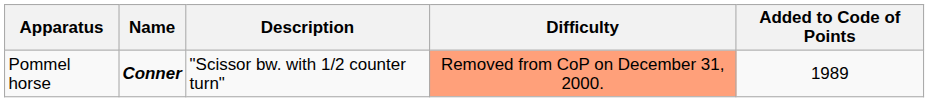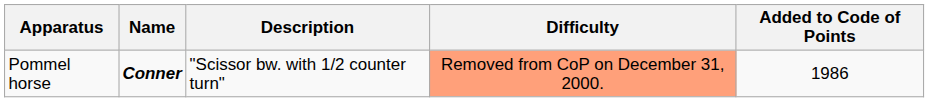(830, 73) 1989 -> (830, 73) 1986
